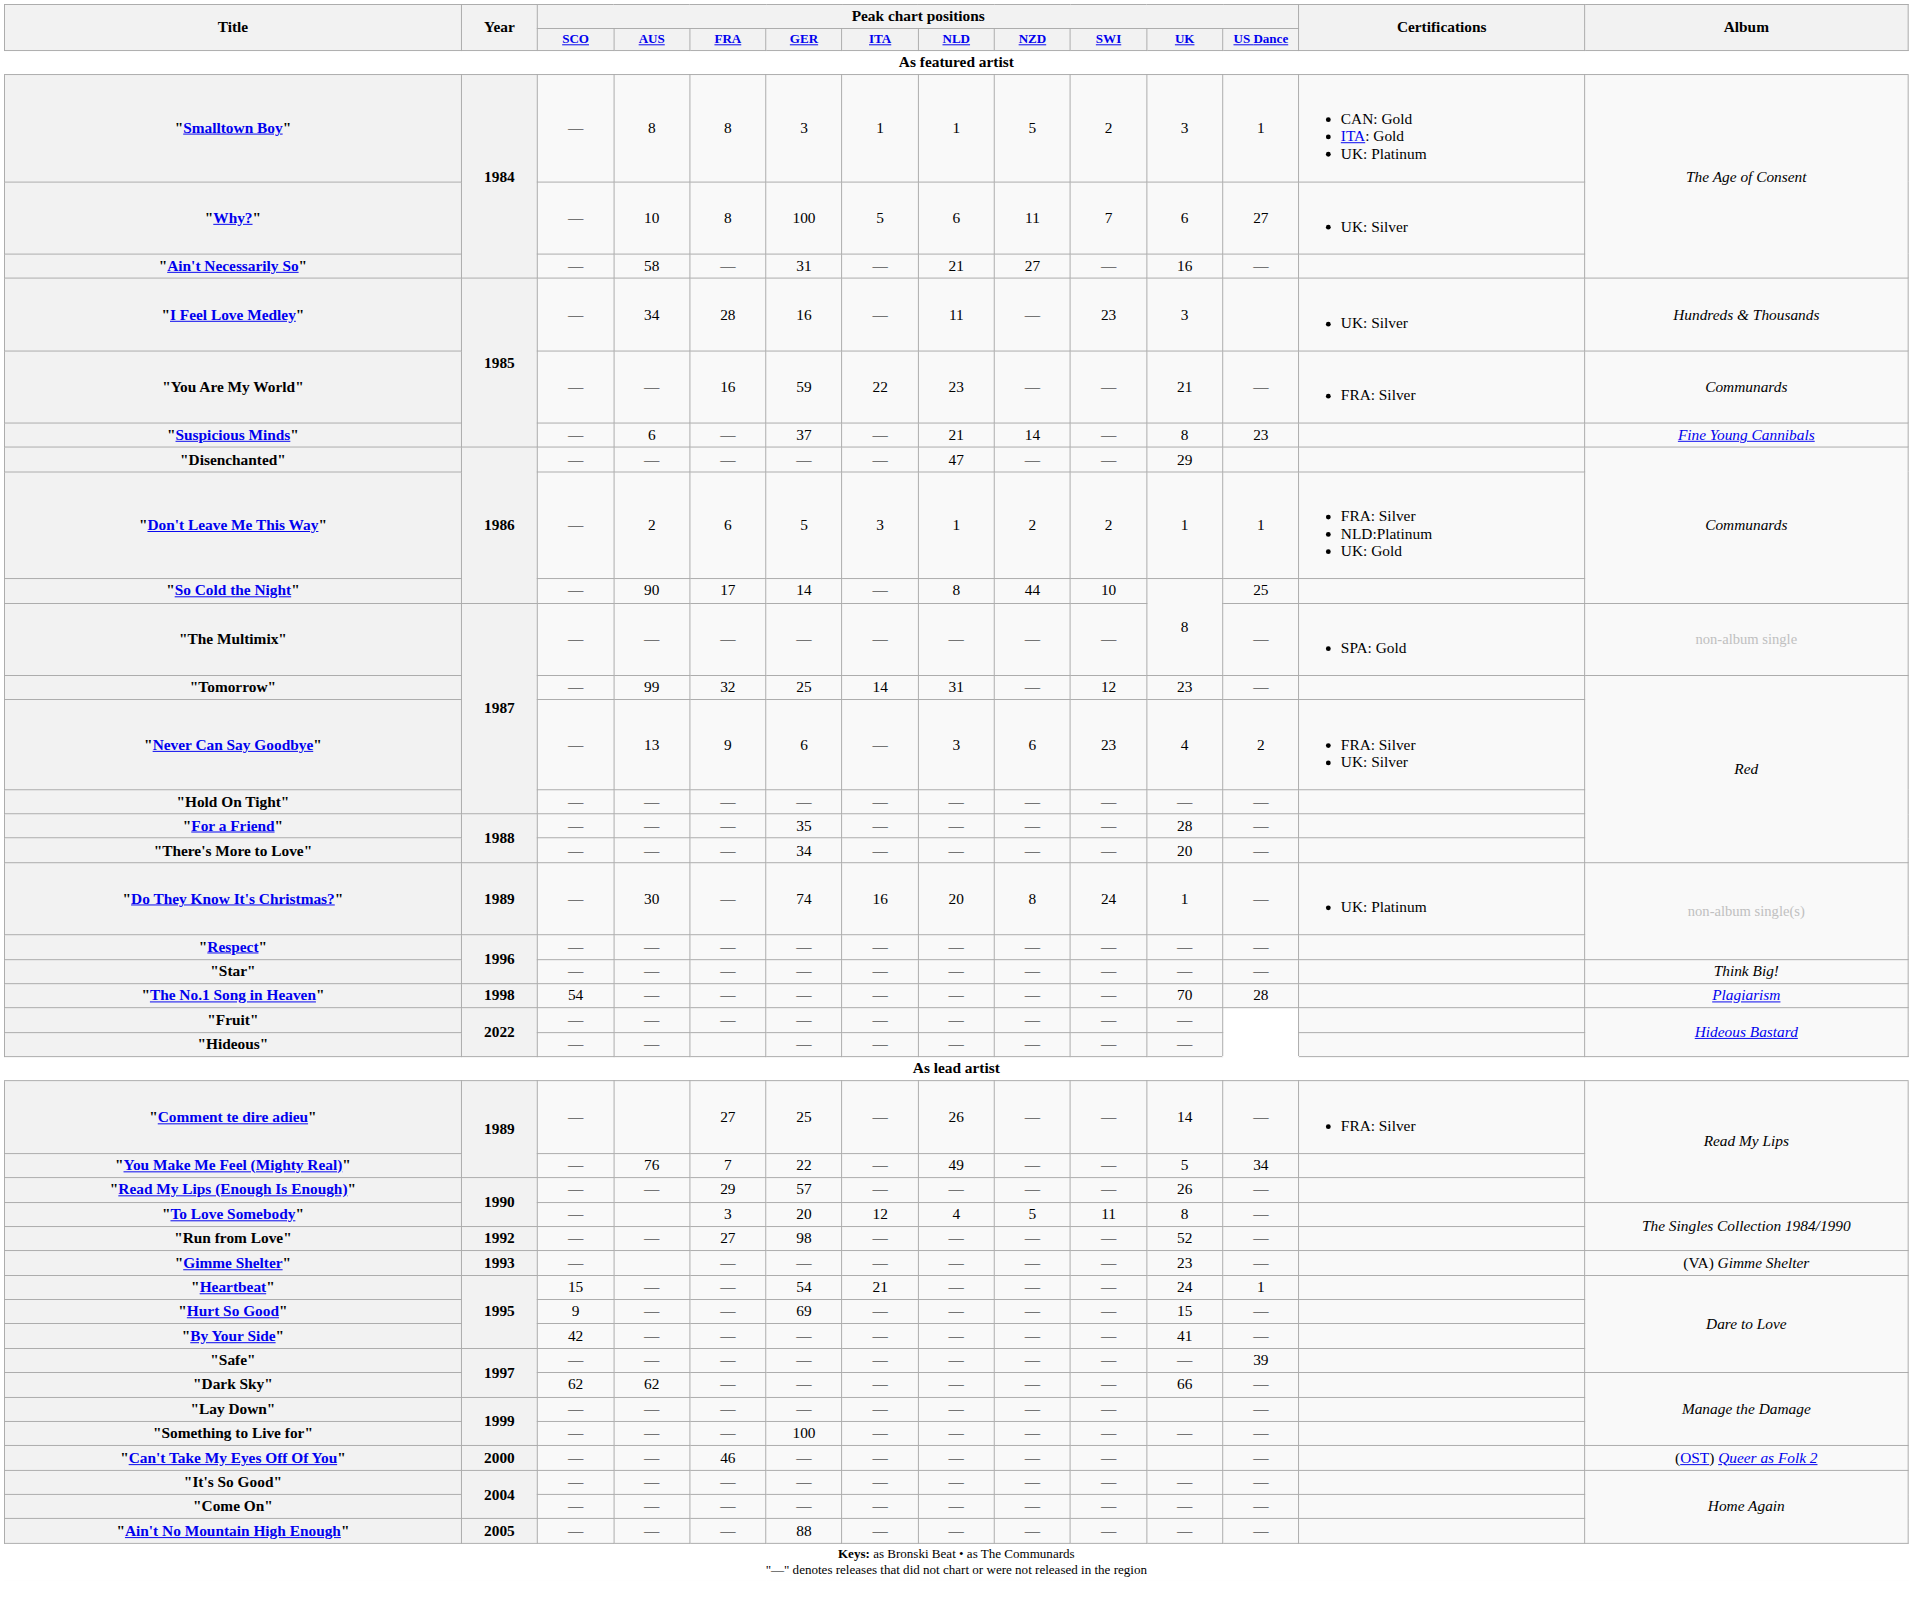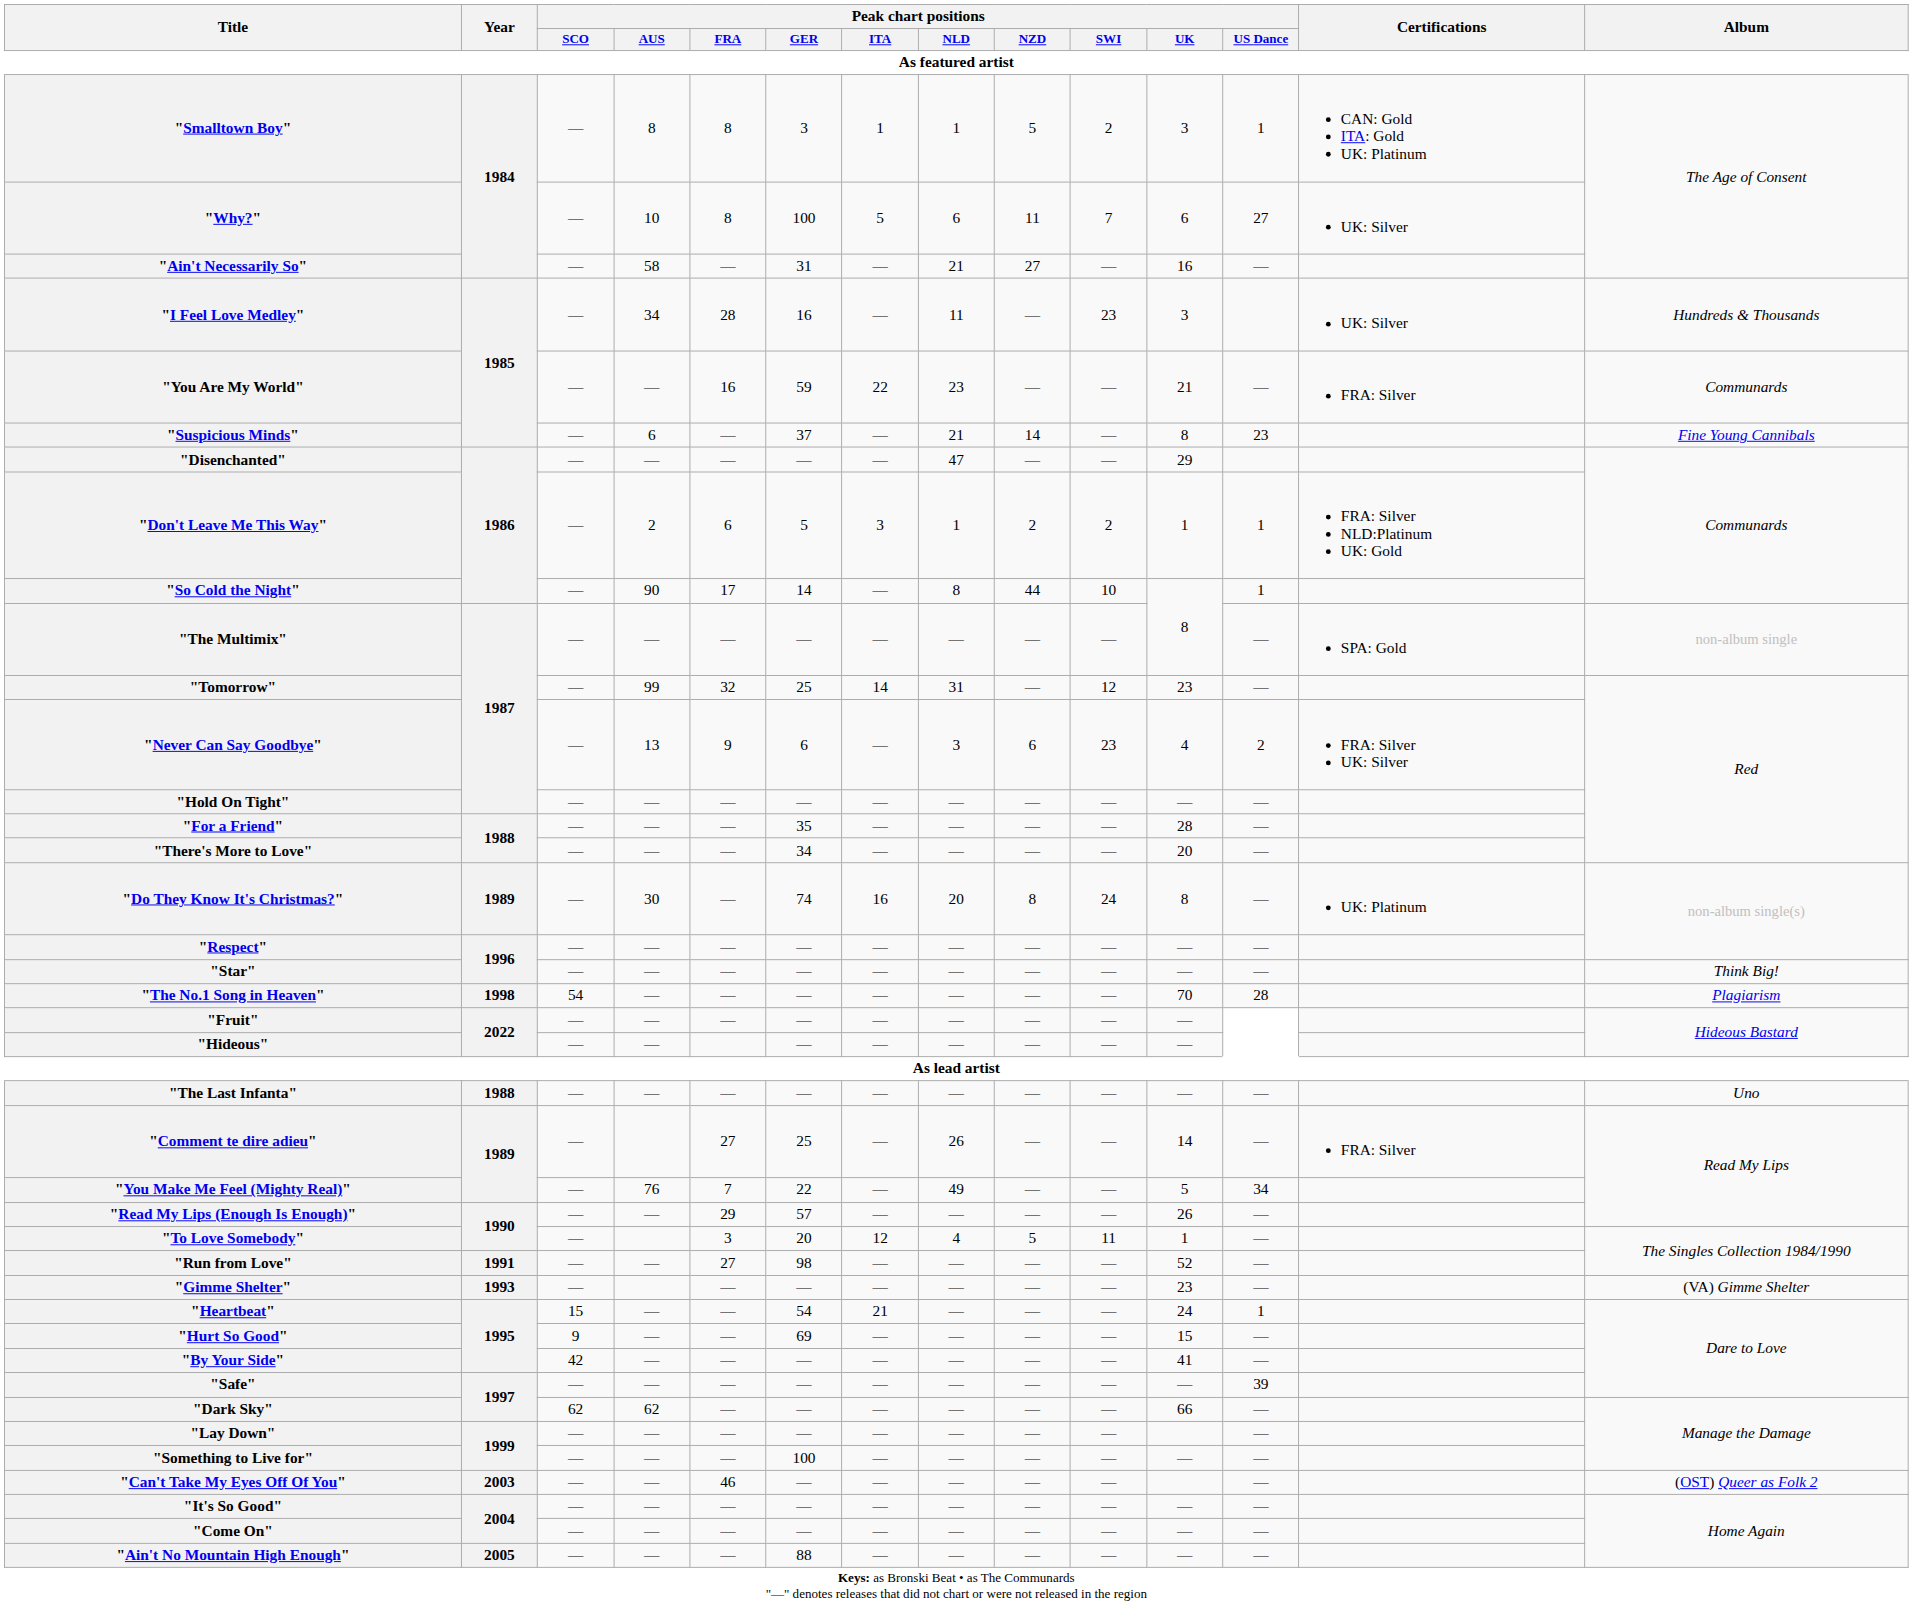(1261, 590) 25 -> (1261, 590) 1
(1185, 898) 1 -> (1185, 898) 8
+ row: (233, 1093)
(1185, 1214) 8 -> (1185, 1238) 1
(499, 1238) 1992 -> (499, 1263) 1991
(499, 1457) 2000 -> (499, 1482) 2003
